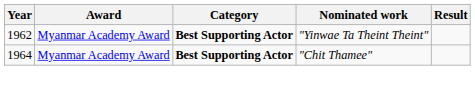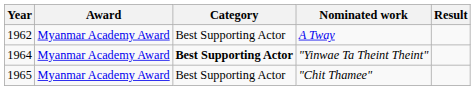+ row: (317, 35)
(20, 35) 1962 -> (20, 55) 1964
(20, 55) 1964 -> (20, 75) 1965
(234, 55) bold -> (230, 75) normal
